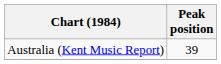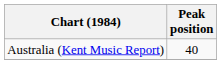(192, 49) 39 -> (192, 49) 40
